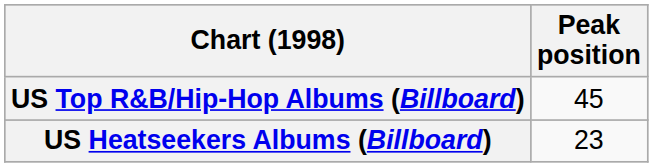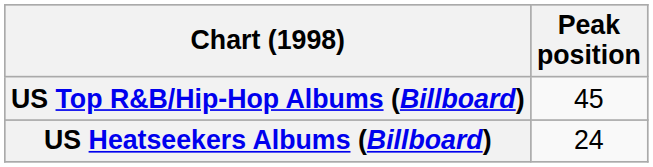(589, 140) 23 -> (589, 140) 24
